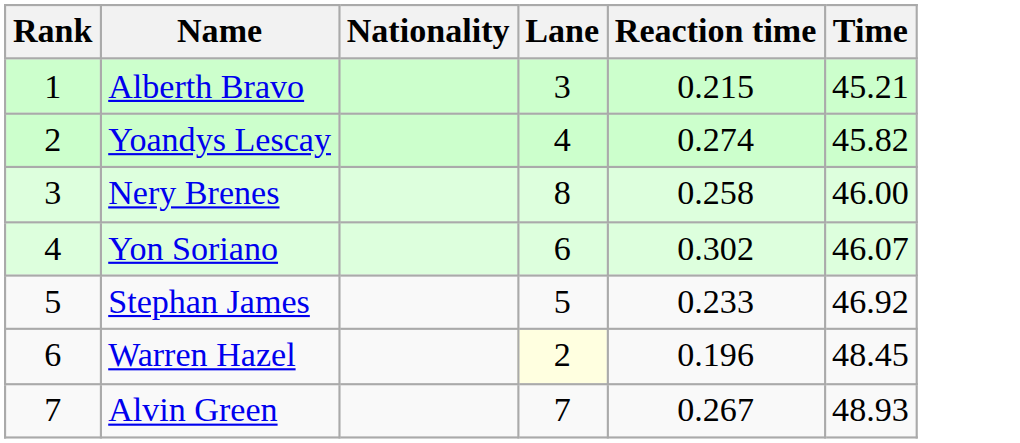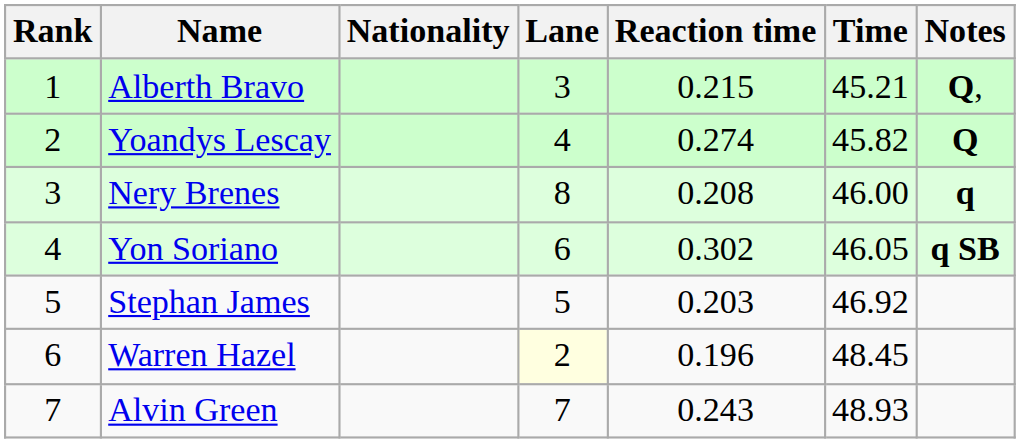+ column: (965, 31)
(716, 193) 0.258 -> (716, 193) 0.208
(870, 247) 46.07 -> (870, 247) 46.05
(716, 301) 0.233 -> (716, 301) 0.203
(716, 409) 0.267 -> (716, 409) 0.243
